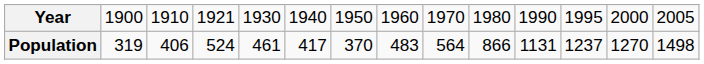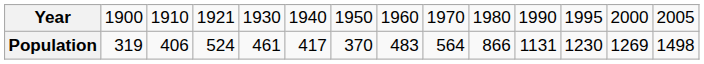(584, 45) 1237 -> (584, 45) 1230
(630, 45) 1270 -> (630, 45) 1269
